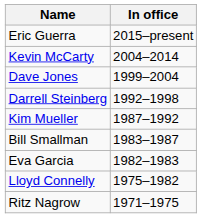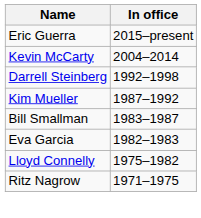- row: (43, 77)
